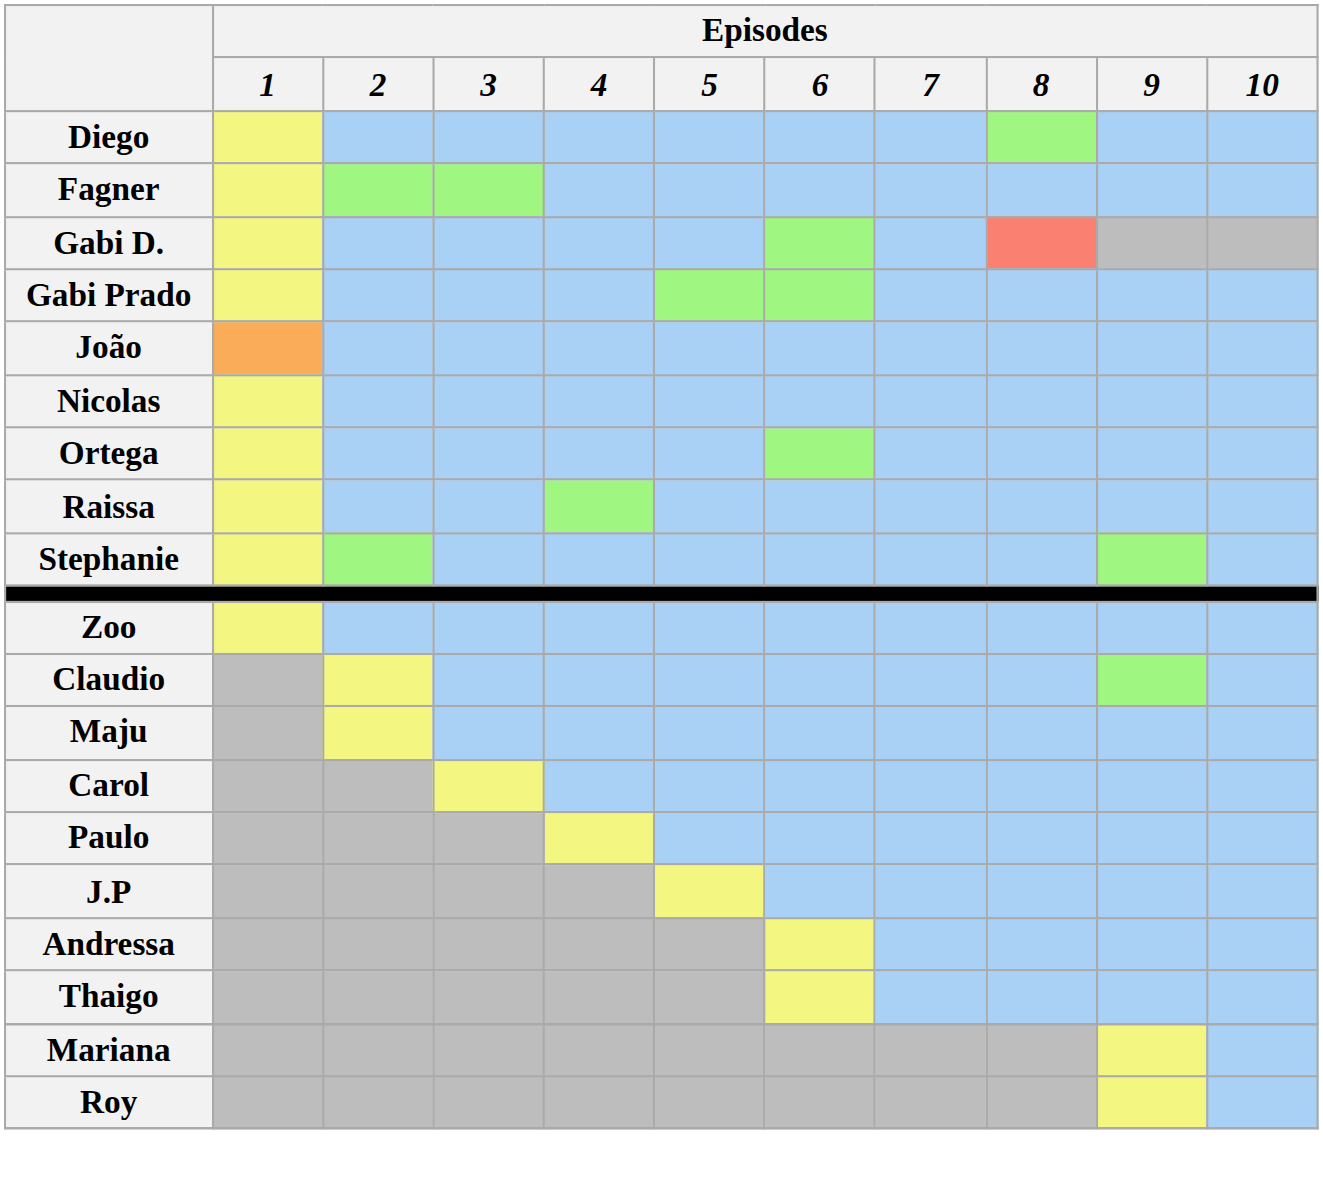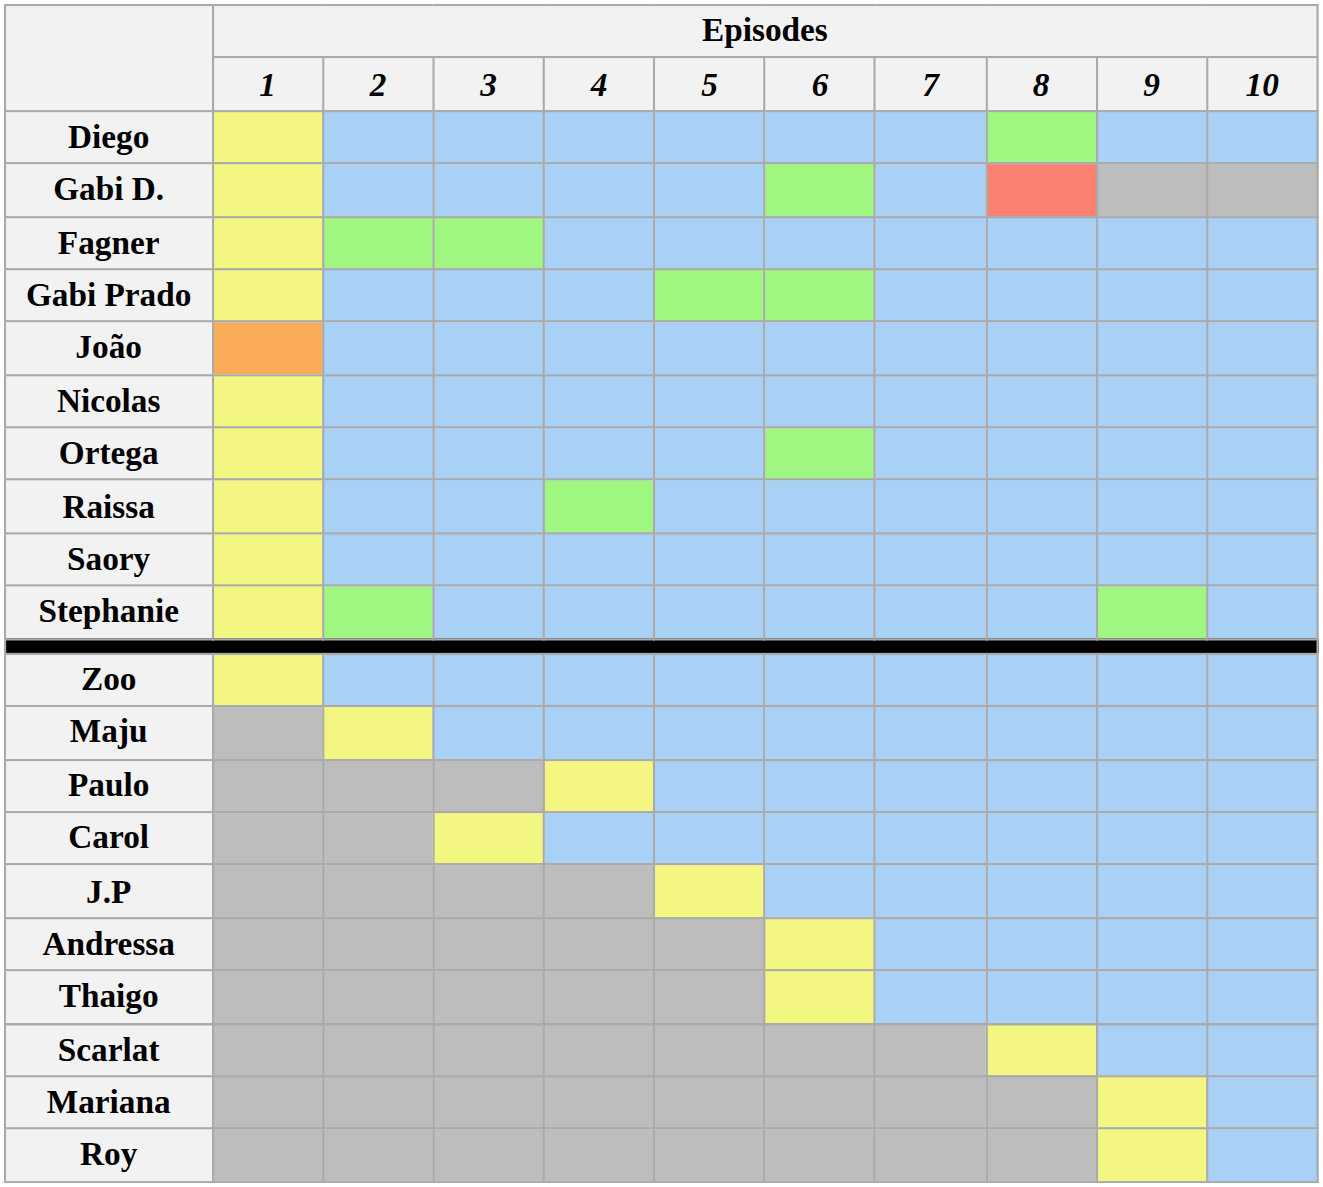rows swapped: (109, 189) <-> (109, 242)
+ row: (109, 558)
- row: (109, 679)
rows swapped: (109, 785) <-> (109, 837)
+ row: (109, 1049)
